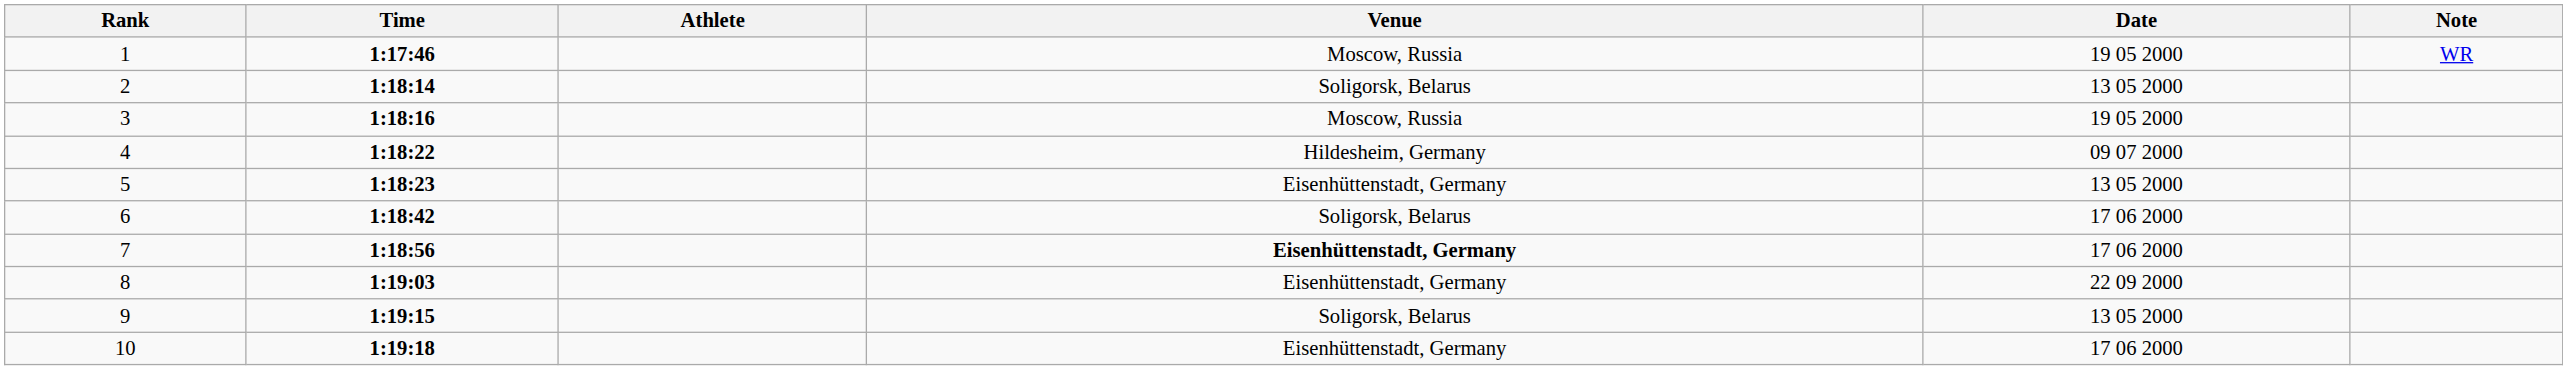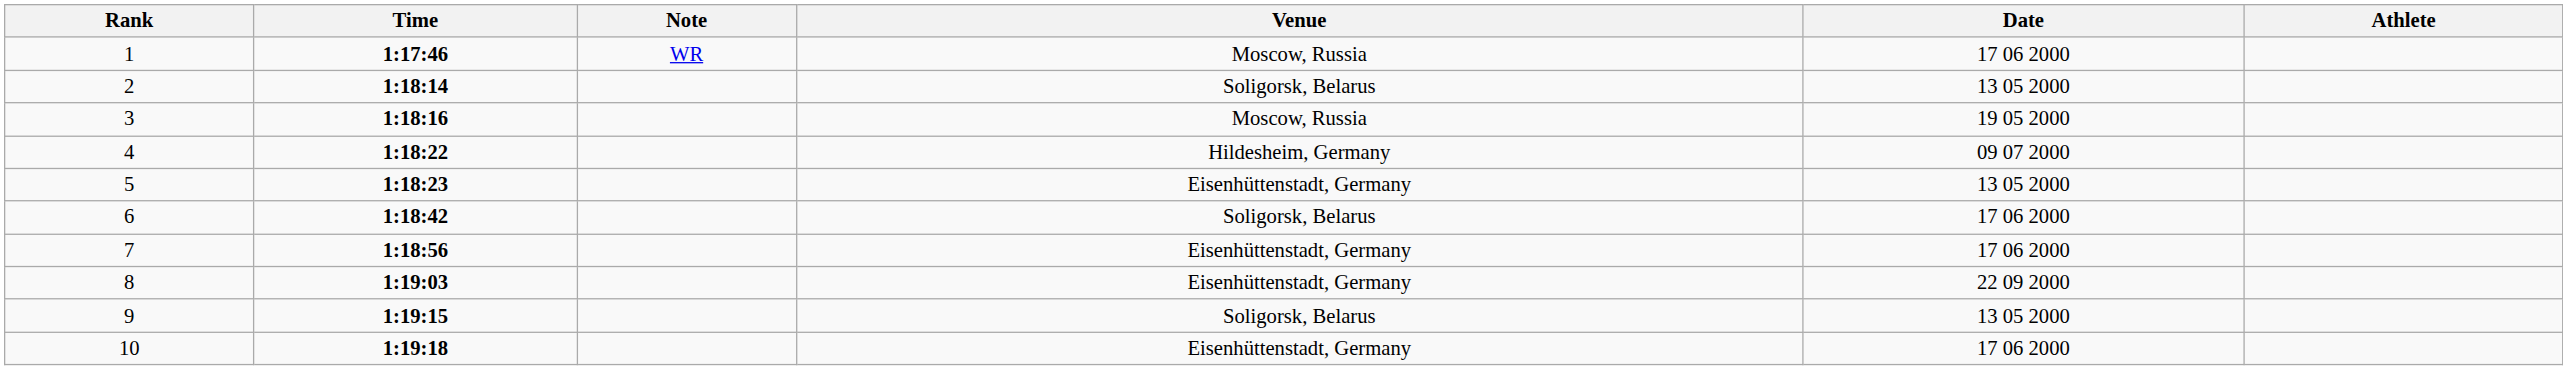columns swapped: (713, 20) <-> (2457, 20)
(2136, 53) 19 05 2000 -> (2023, 53) 17 06 2000
(1395, 250) bold -> (1299, 250) normal
